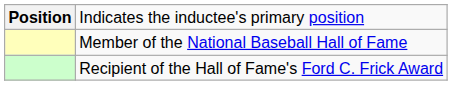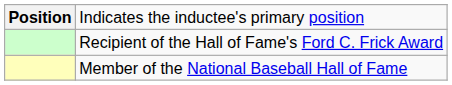rows swapped: (243, 42) <-> (261, 67)
